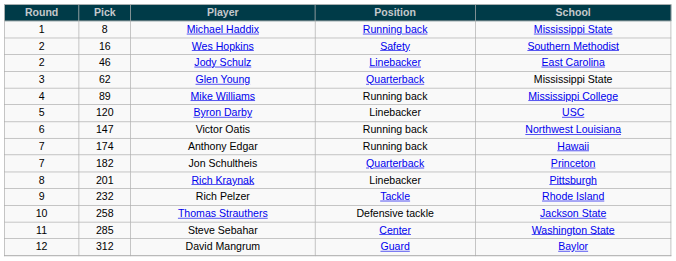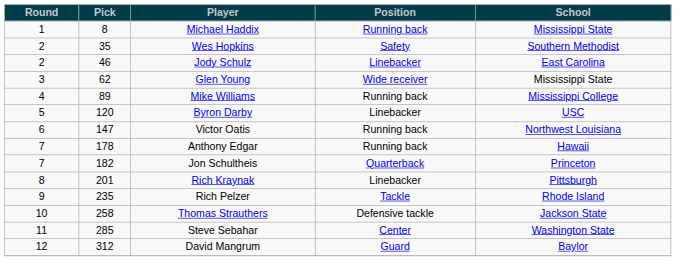(105, 46) 16 -> (105, 46) 35
(395, 79) Quarterback -> (395, 79) Wide receiver
(105, 146) 174 -> (105, 146) 178
(105, 197) 232 -> (105, 197) 235
